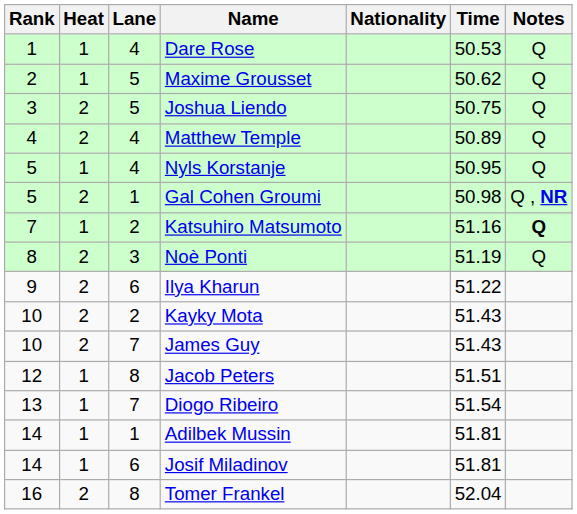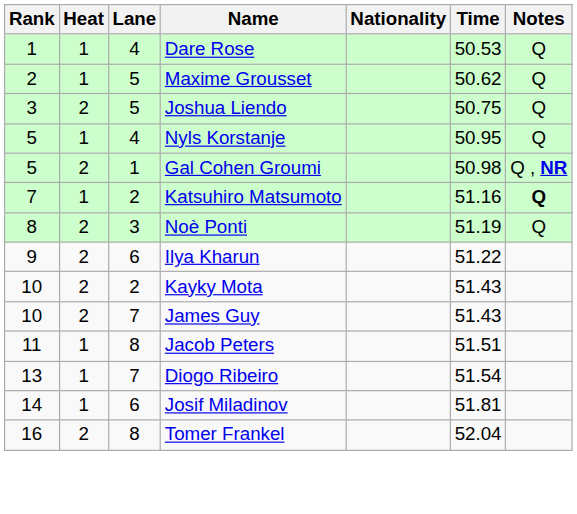- row: (233, 138)
(32, 375) 12 -> (32, 345) 11
- row: (228, 434)
